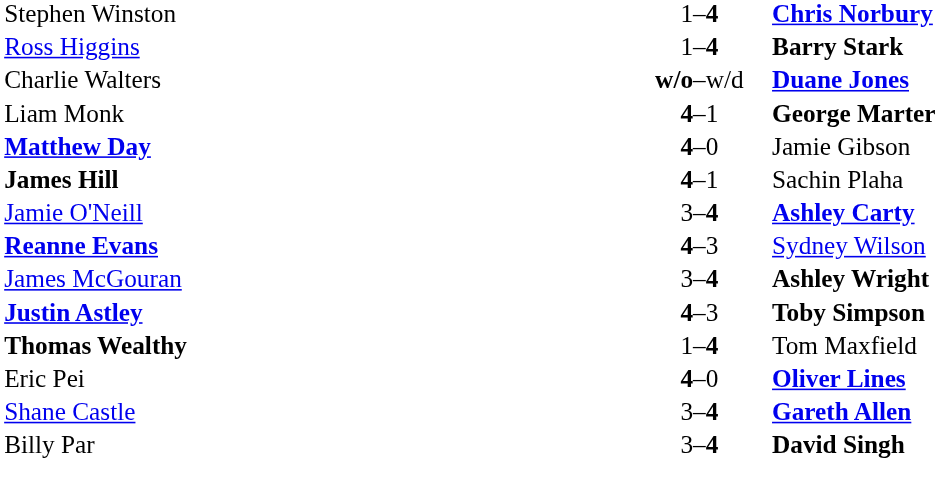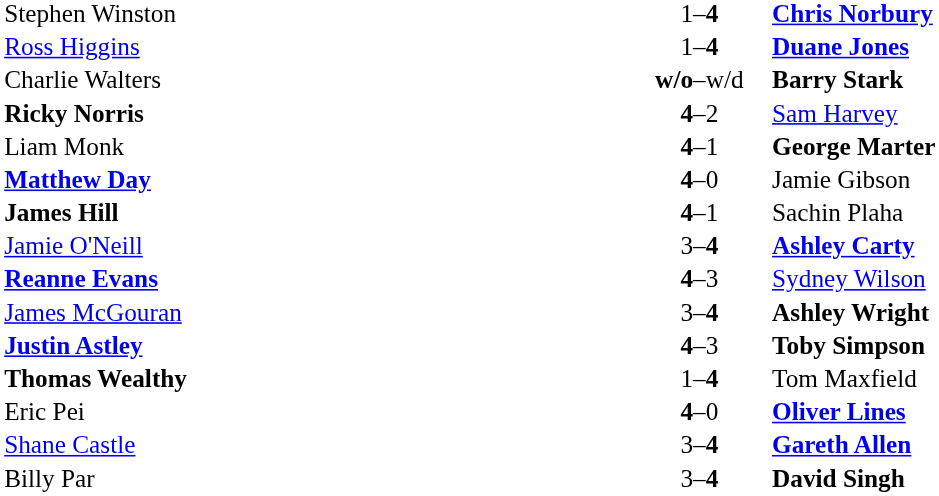(838, 47) Barry Stark -> (841, 47) Duane Jones
(841, 80) Duane Jones -> (838, 80) Barry Stark
+ row: (74, 113)
